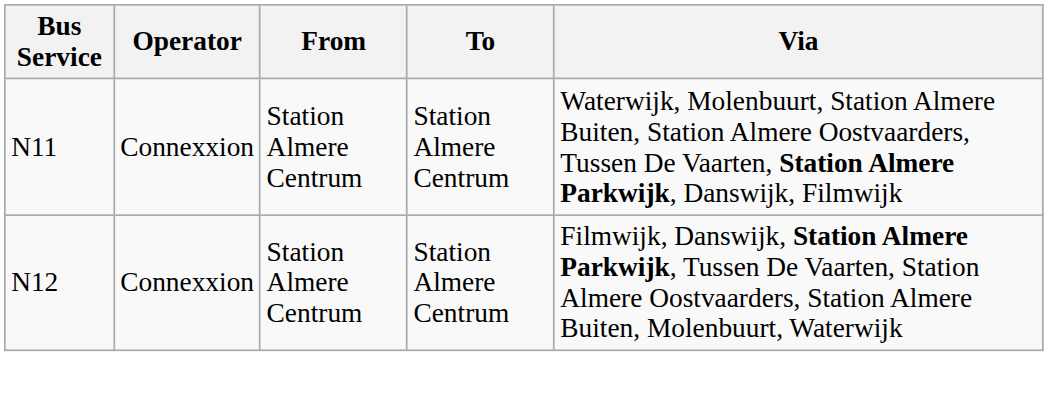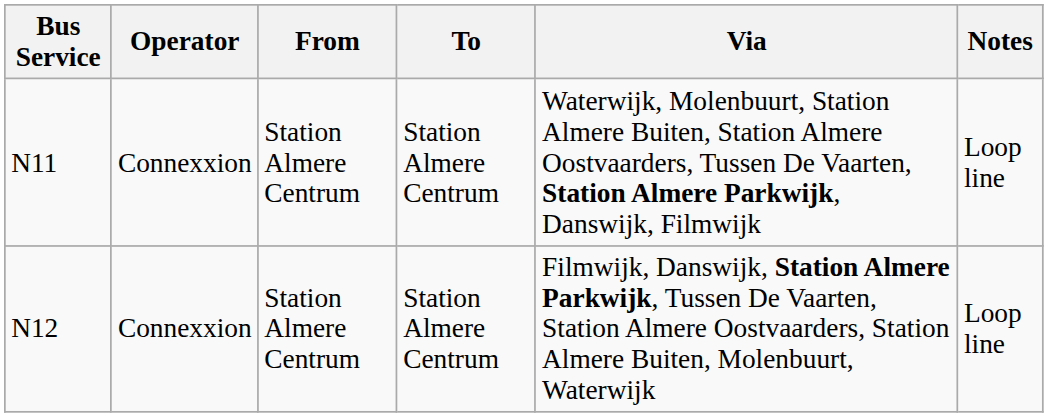+ column: (1000, 41)
